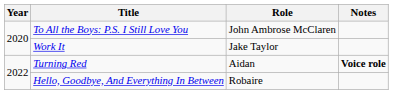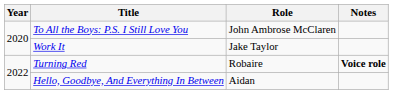(242, 64) Aidan -> (246, 64) Robaire
(246, 81) Robaire -> (242, 81) Aidan
